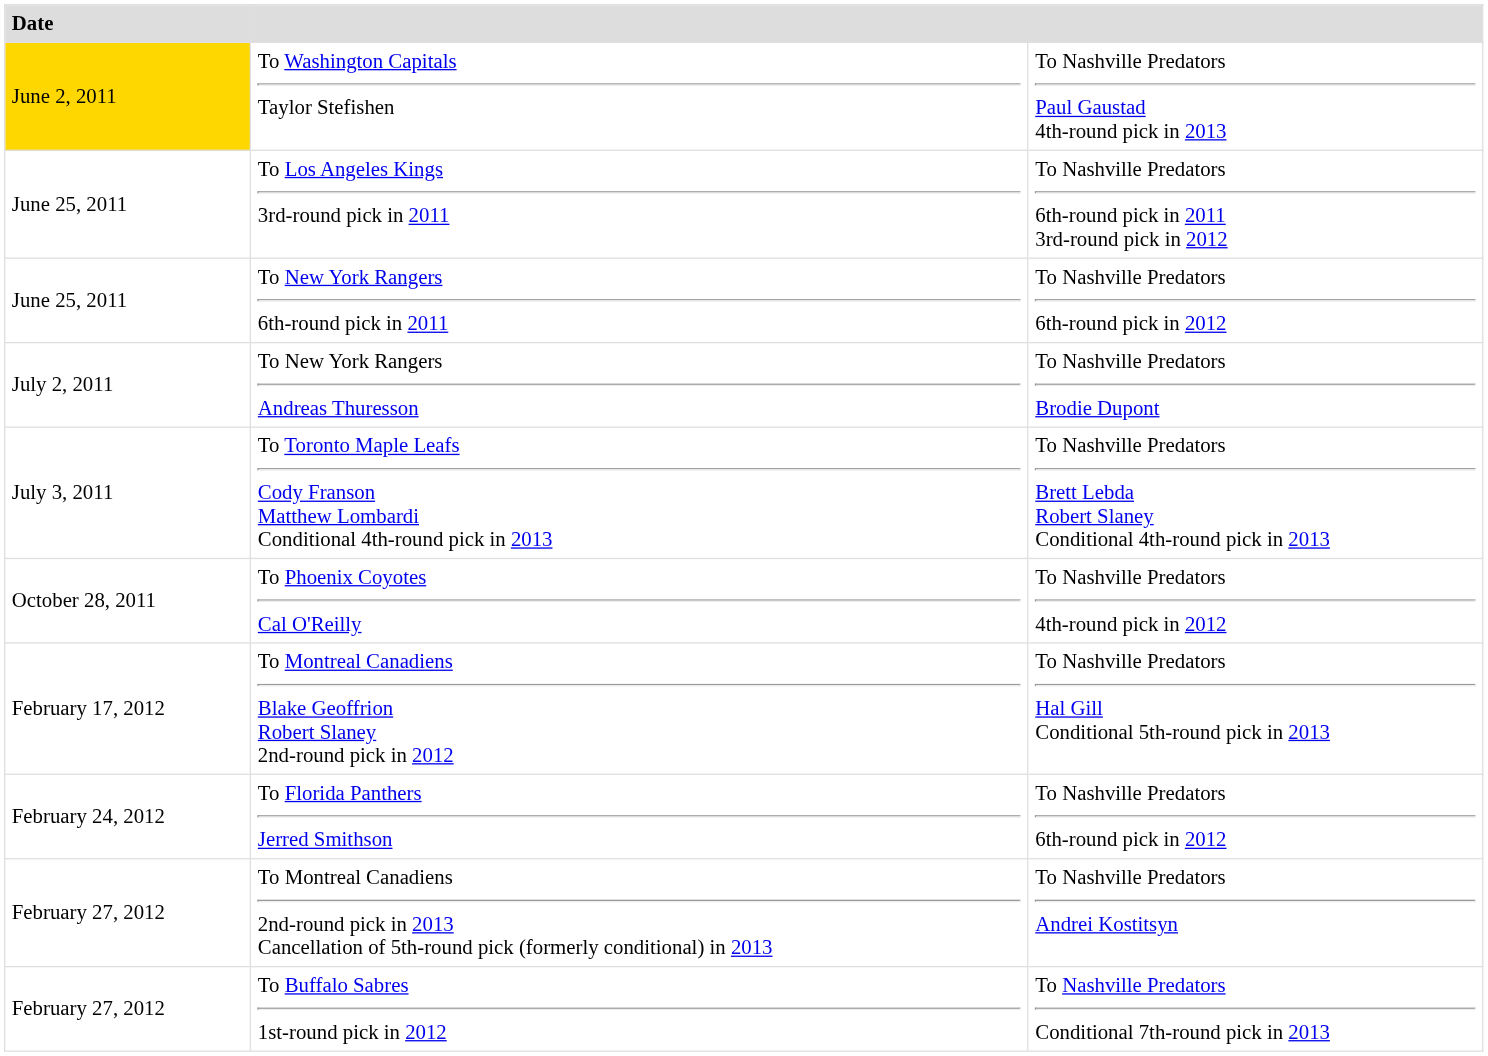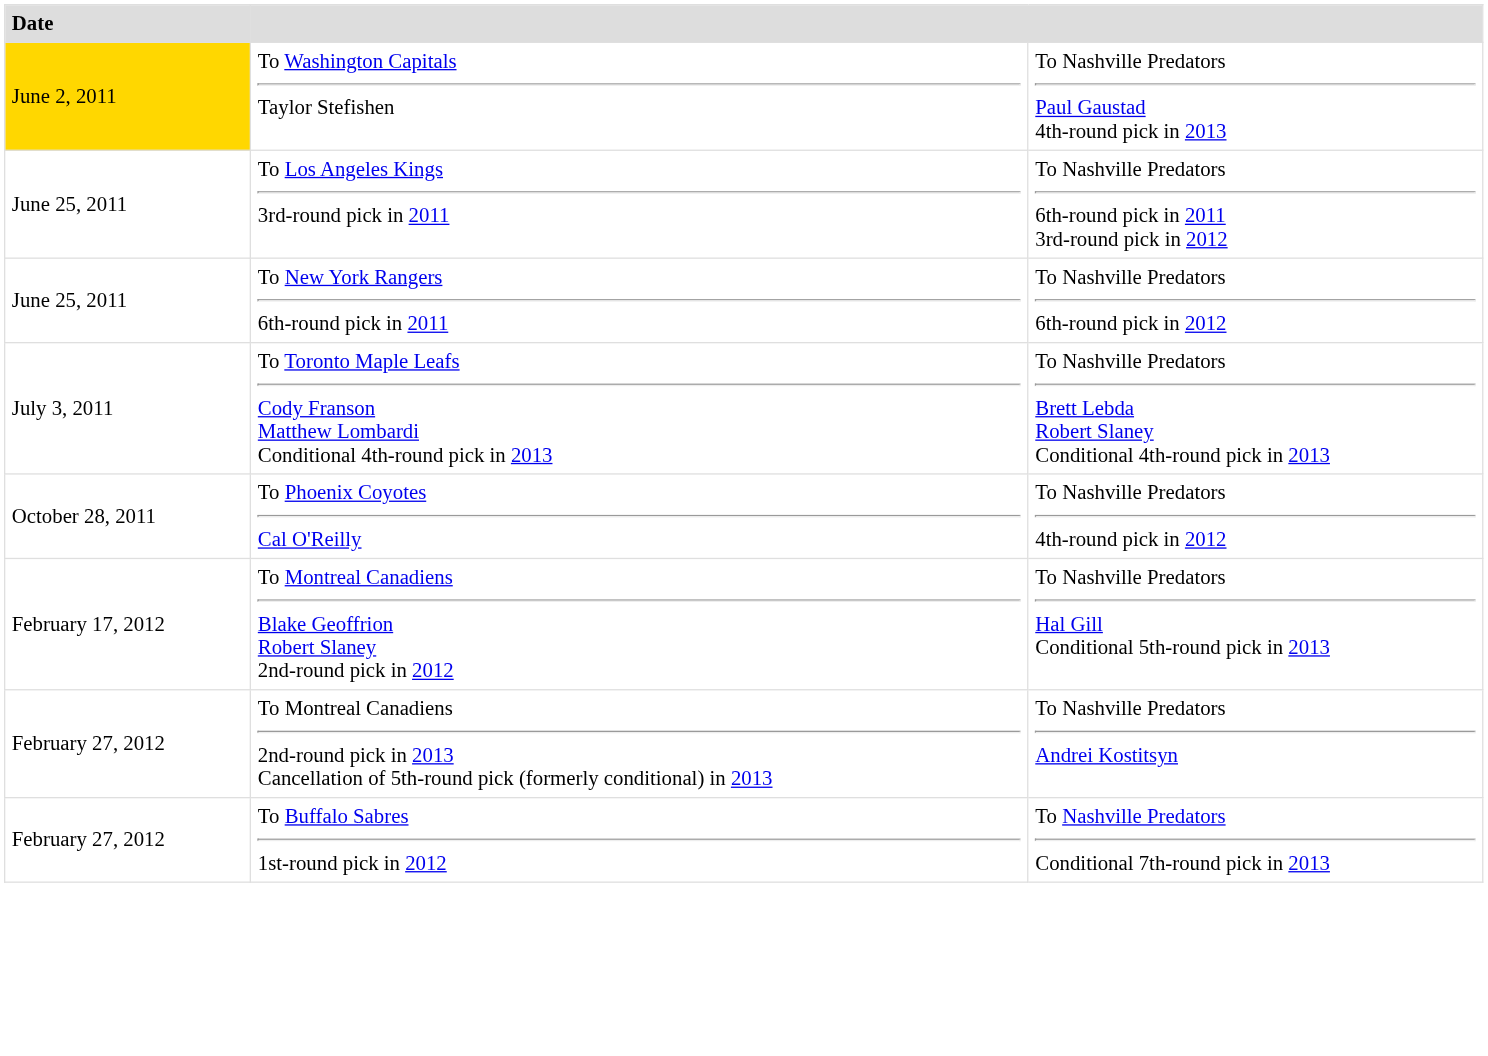- row: (639, 384)
- row: (639, 816)
